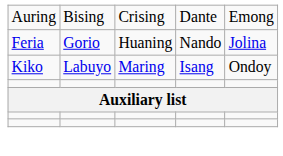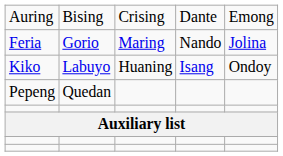(145, 42) Huaning -> (141, 42) Maring
(141, 67) Maring -> (145, 67) Huaning
+ row: (32, 92)
